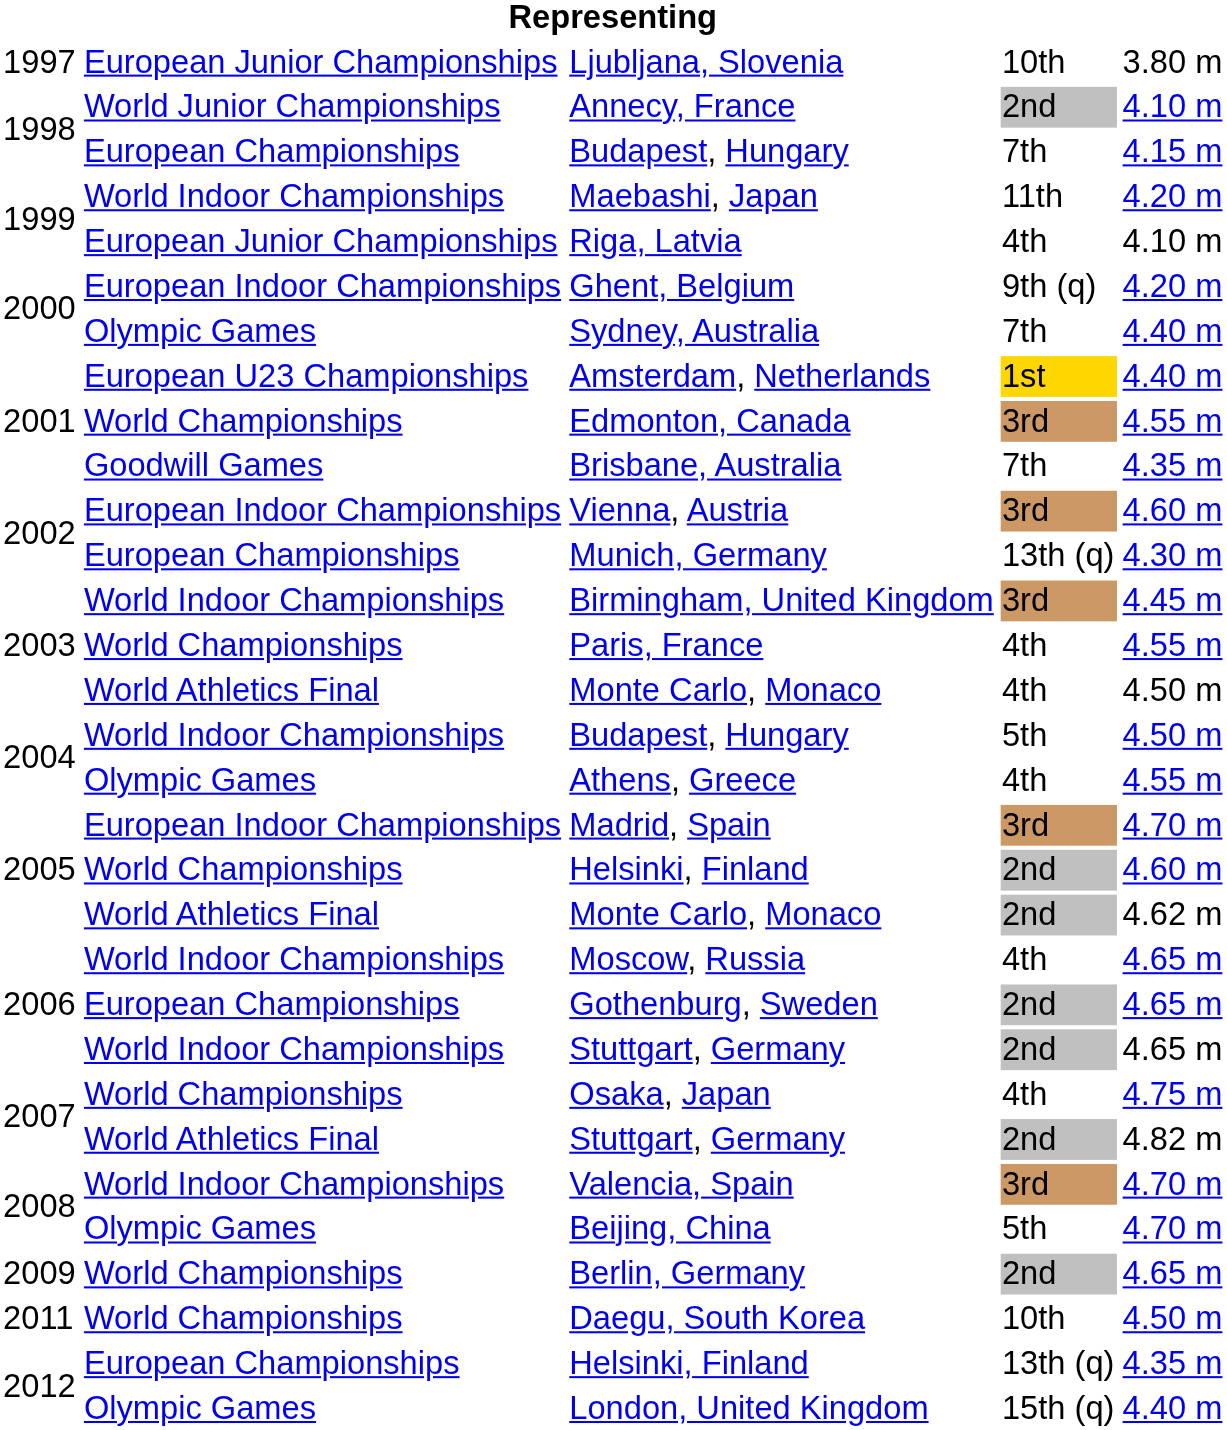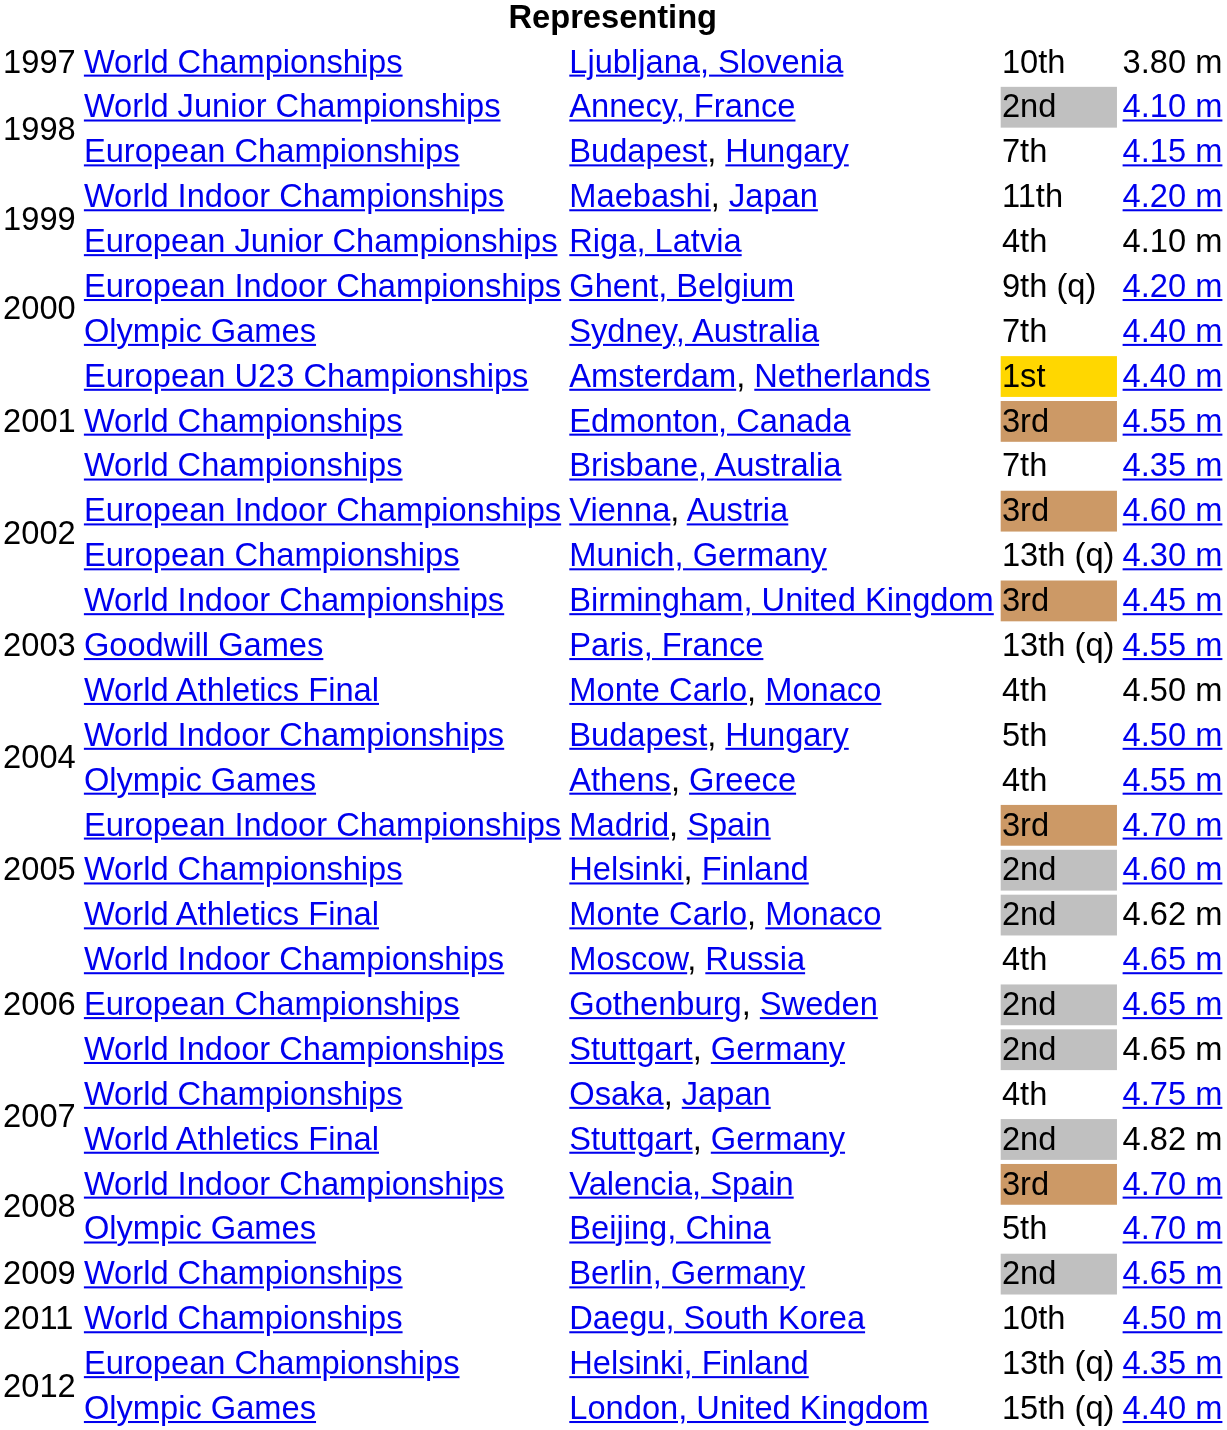(321, 61) European Junior Championships -> (243, 61) World Championships
(204, 465) Goodwill Games -> (243, 465) World Championships
(243, 645) World Championships -> (204, 645) Goodwill Games
(1025, 645) 4th -> (1058, 645) 13th (q)
